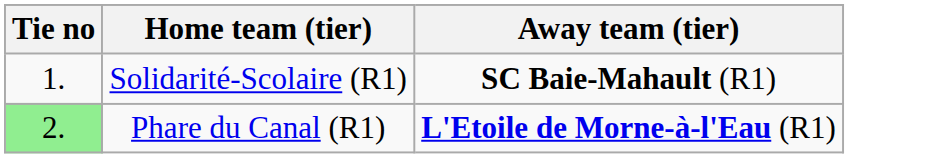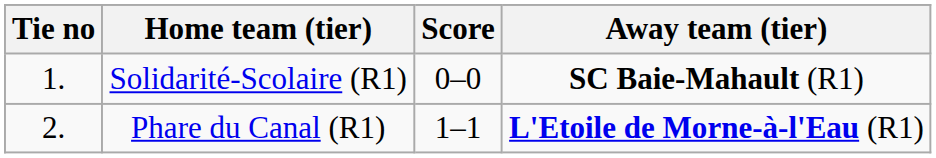+ column: (458, 29)
(54, 127) lightgreen background -> (54, 127) no background
